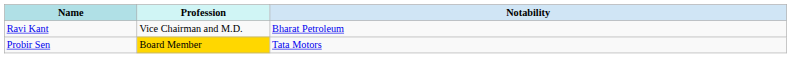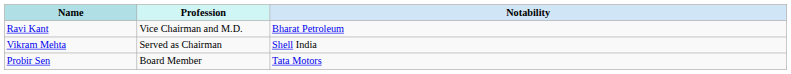+ row: (36, 45)
(171, 45) gold background -> (171, 61) no background
